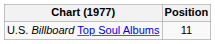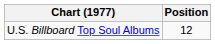(186, 30) 11 -> (186, 30) 12
